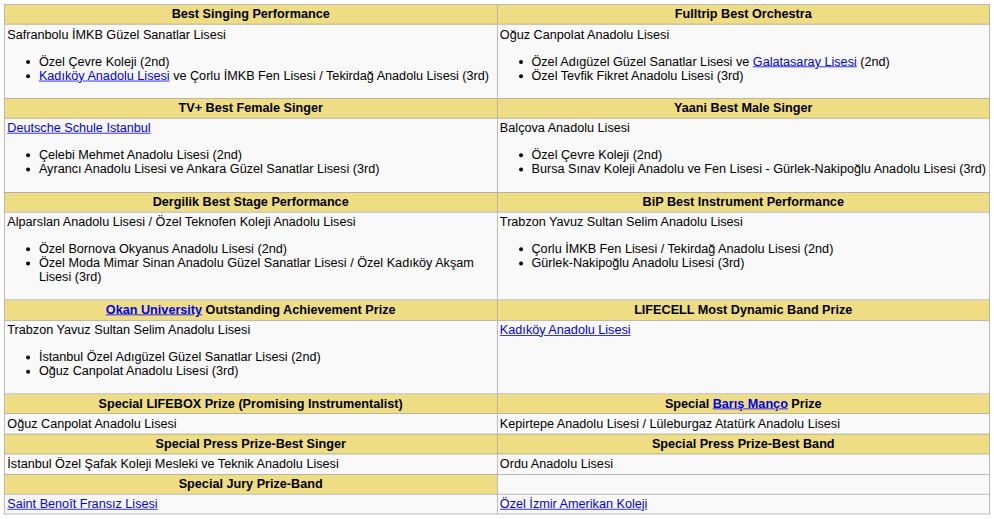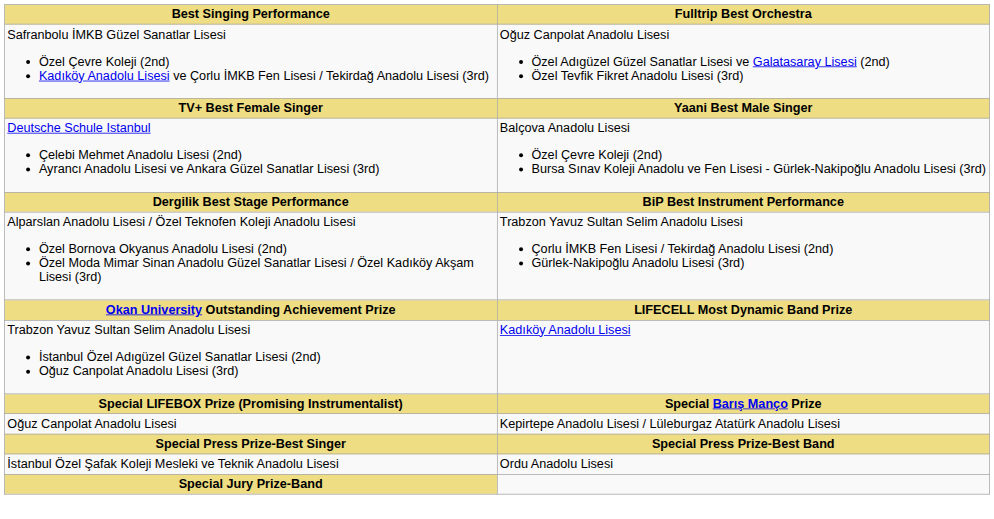- row: (82, 504)
